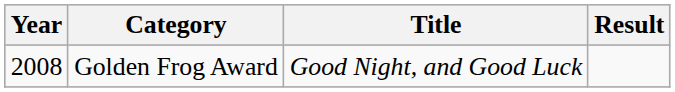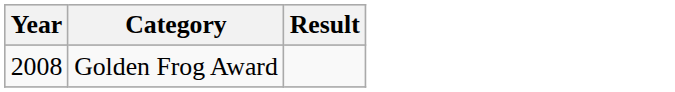- column: (436, 24)
